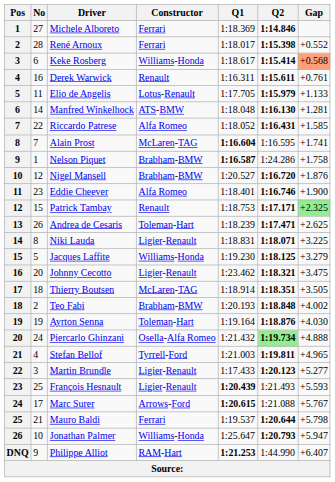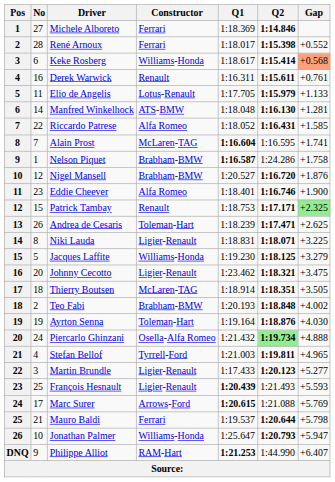(314, 403) +5.767 -> (314, 403) +5.769
